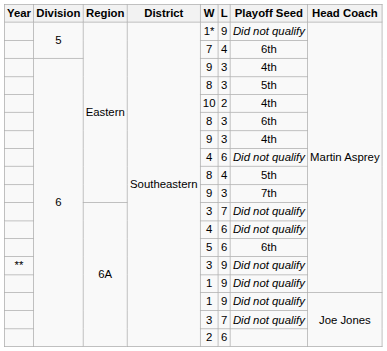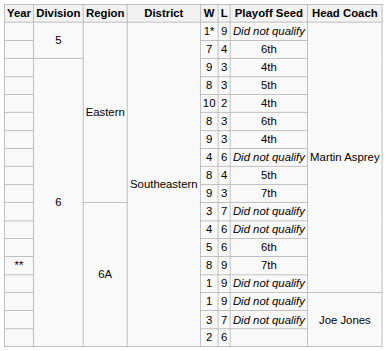(209, 265) 3 -> (209, 265) 8
(269, 265) Did not qualify -> (269, 265) 7th
